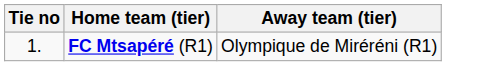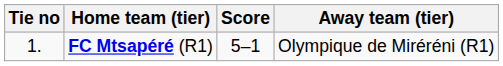+ column: (246, 18)
